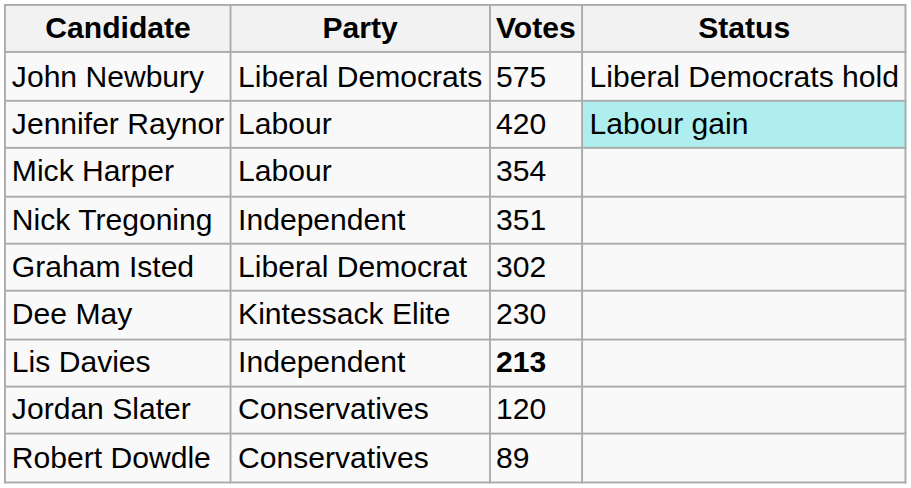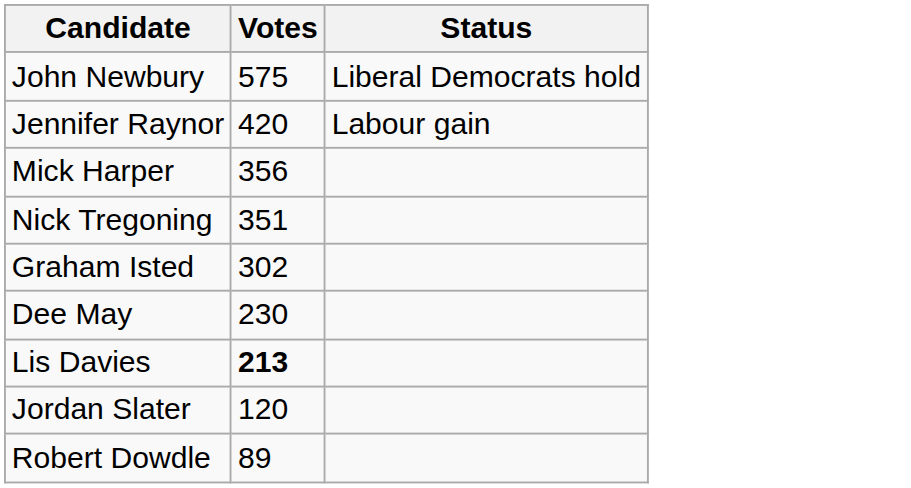- column: (360, 28)
(669, 123) paleturquoise background -> (411, 123) no background
(521, 171) 354 -> (263, 171) 356
